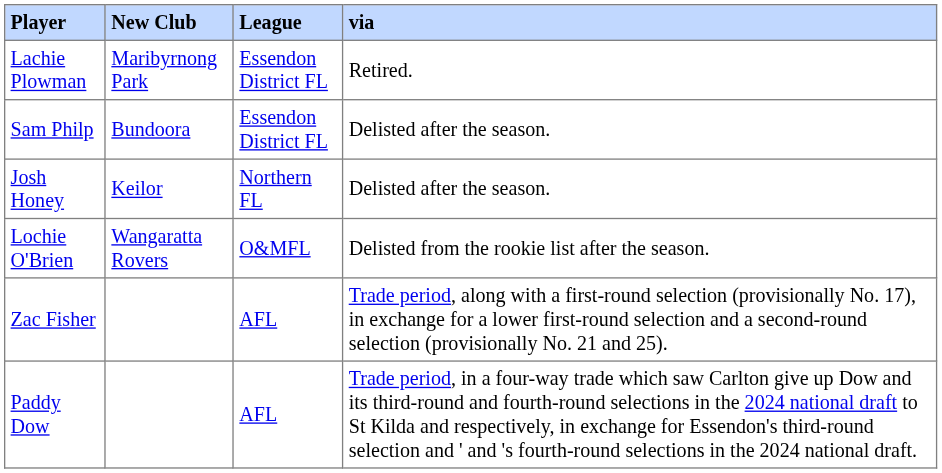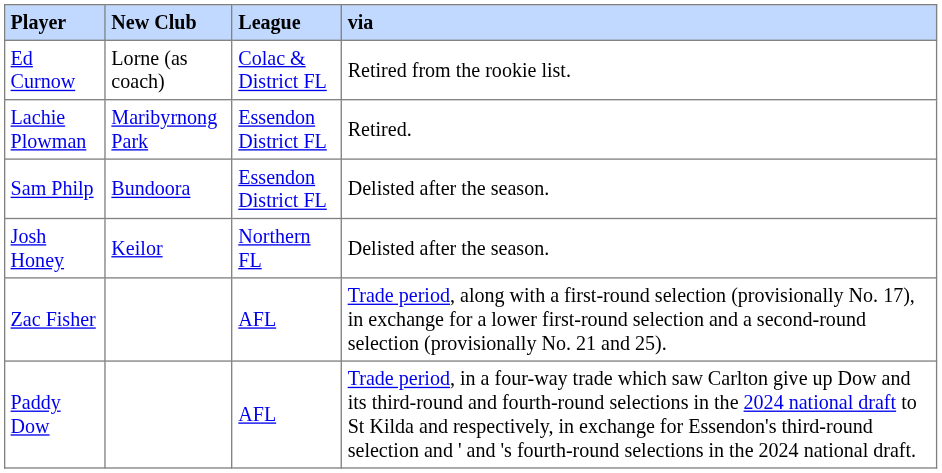+ row: (43, 69)
- row: (42, 248)
